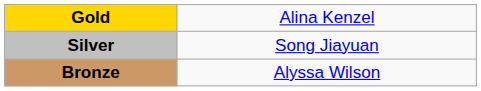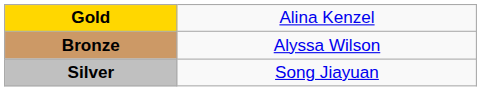rows swapped: (91, 45) <-> (91, 72)
